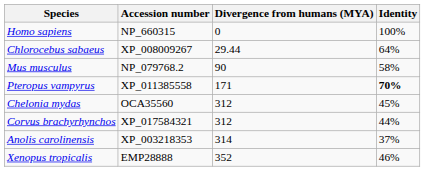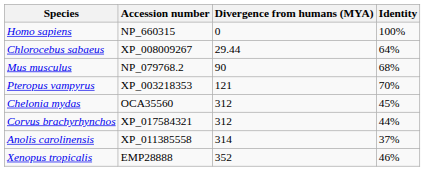(389, 67) 58% -> (389, 67) 68%
(156, 85) XP_011385558 -> (157, 85) XP_003218353
(223, 85) 171 -> (223, 85) 121
(390, 85) bold -> (389, 85) normal
(157, 139) XP_003218353 -> (156, 139) XP_011385558
